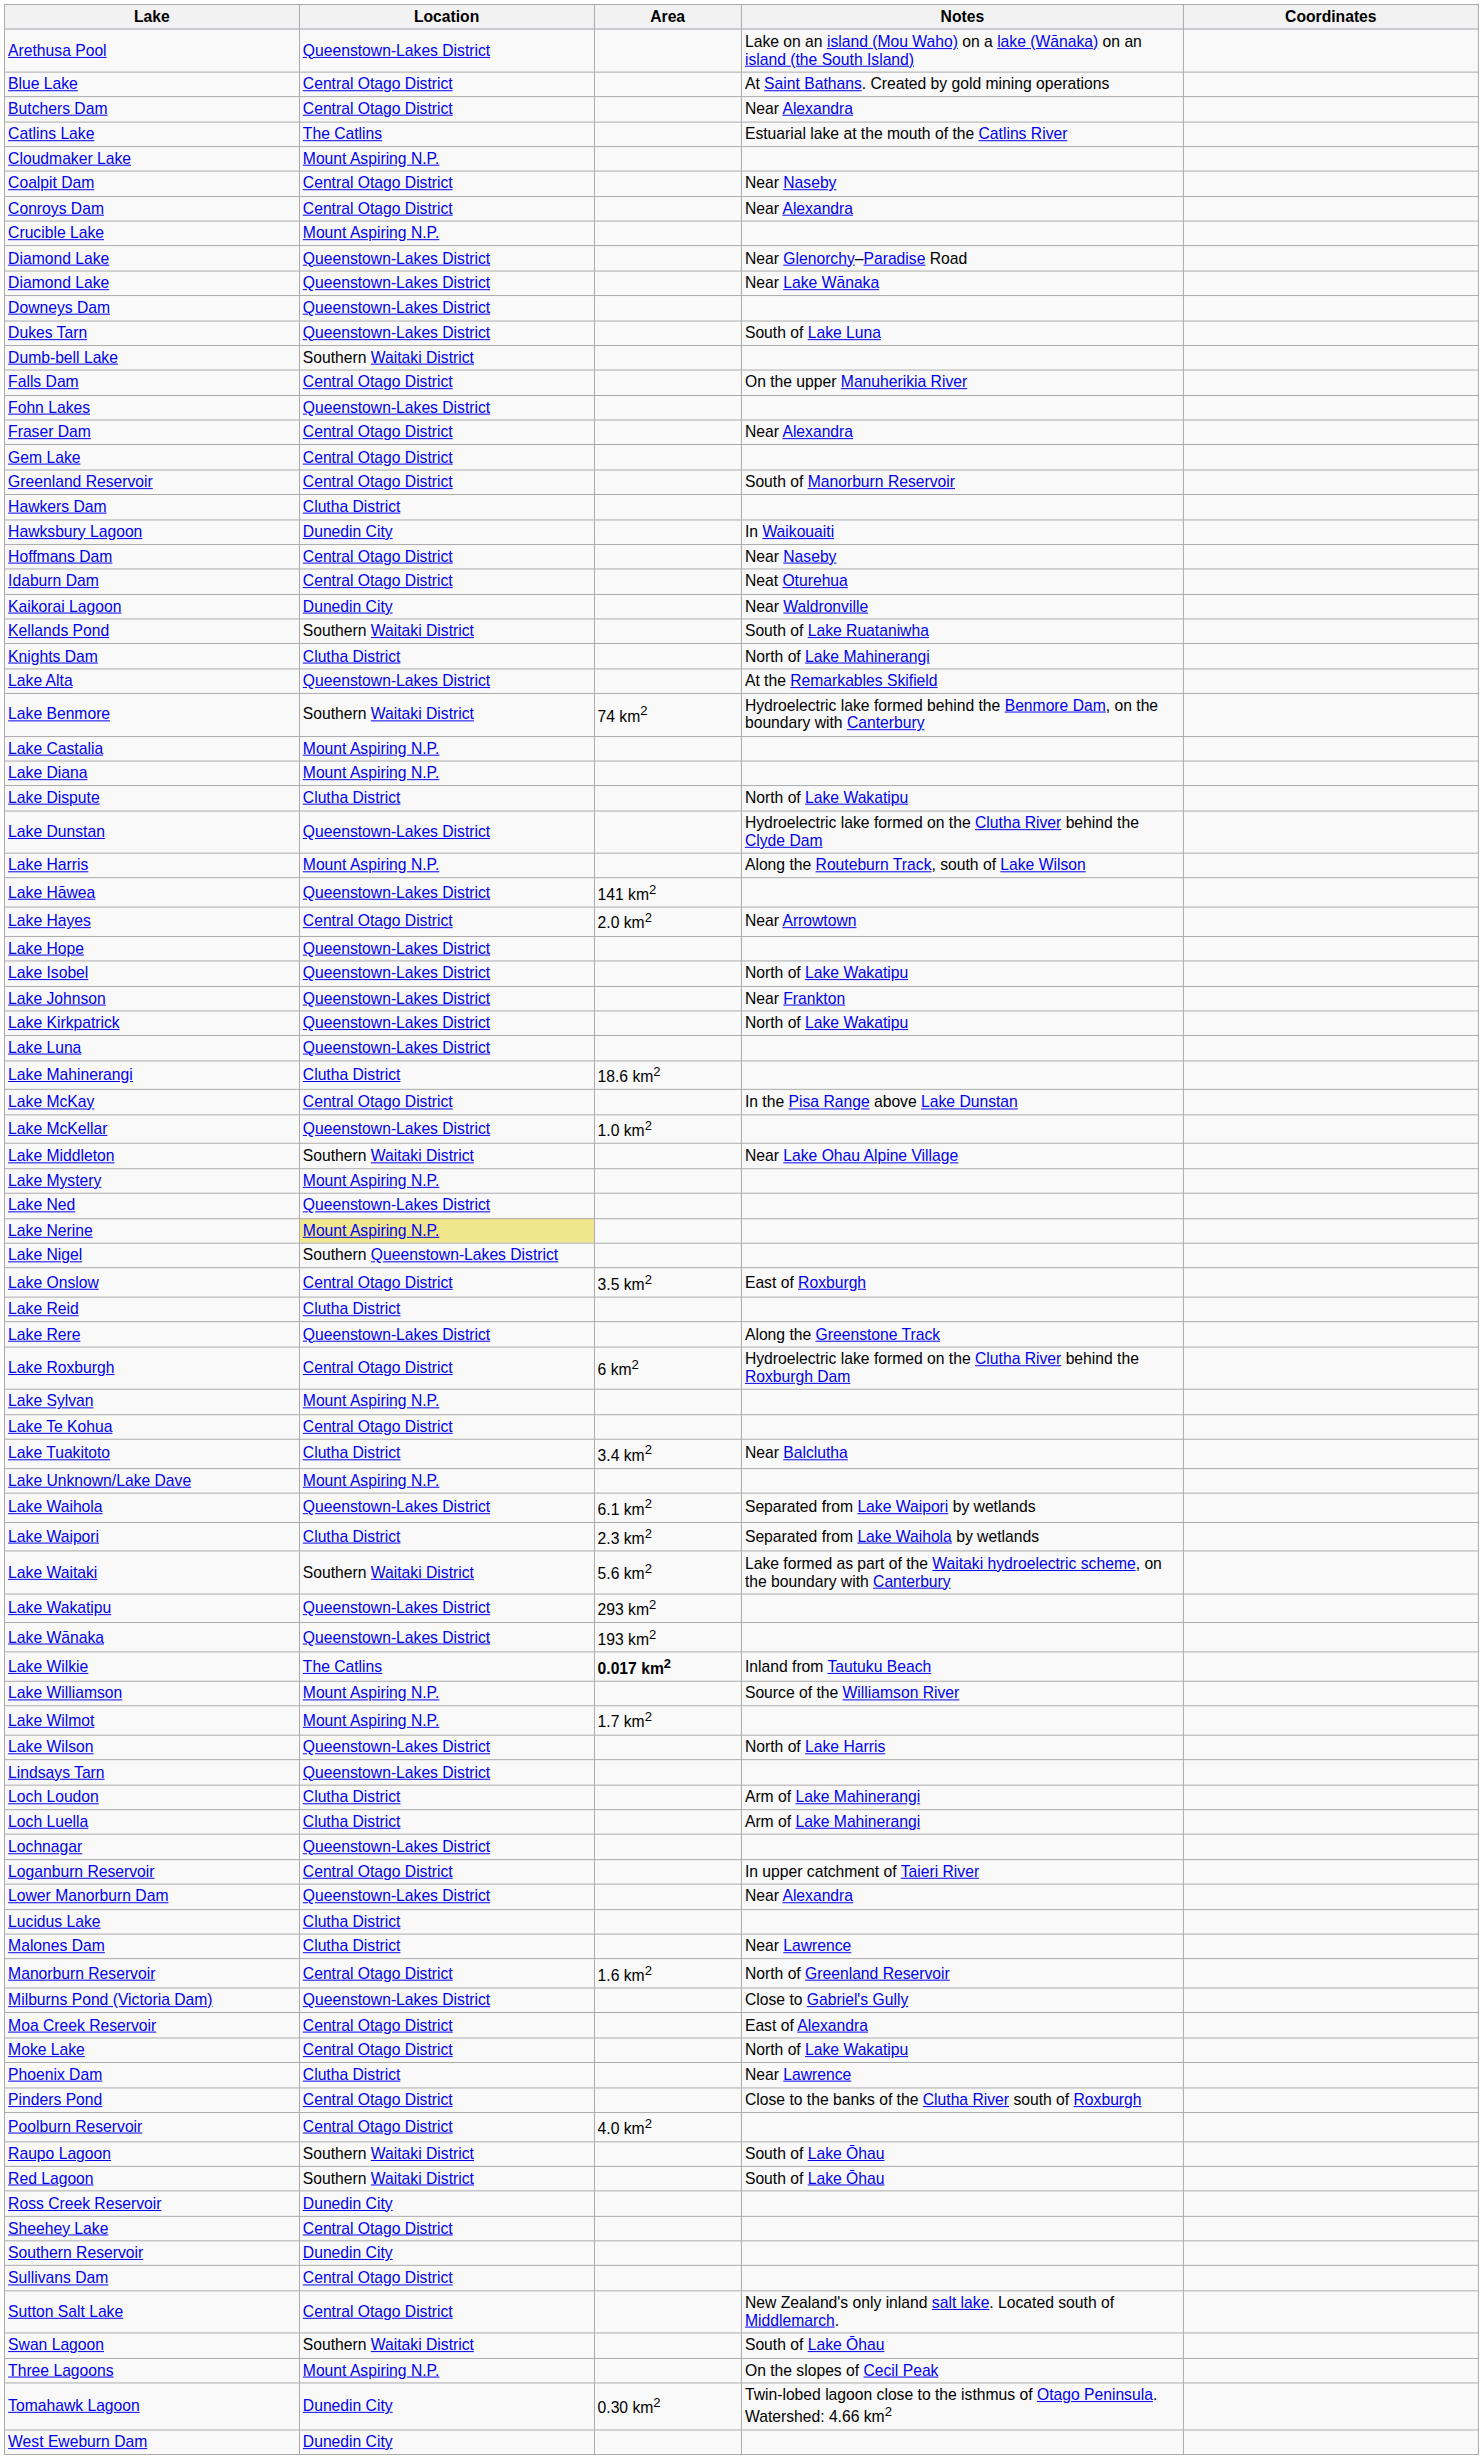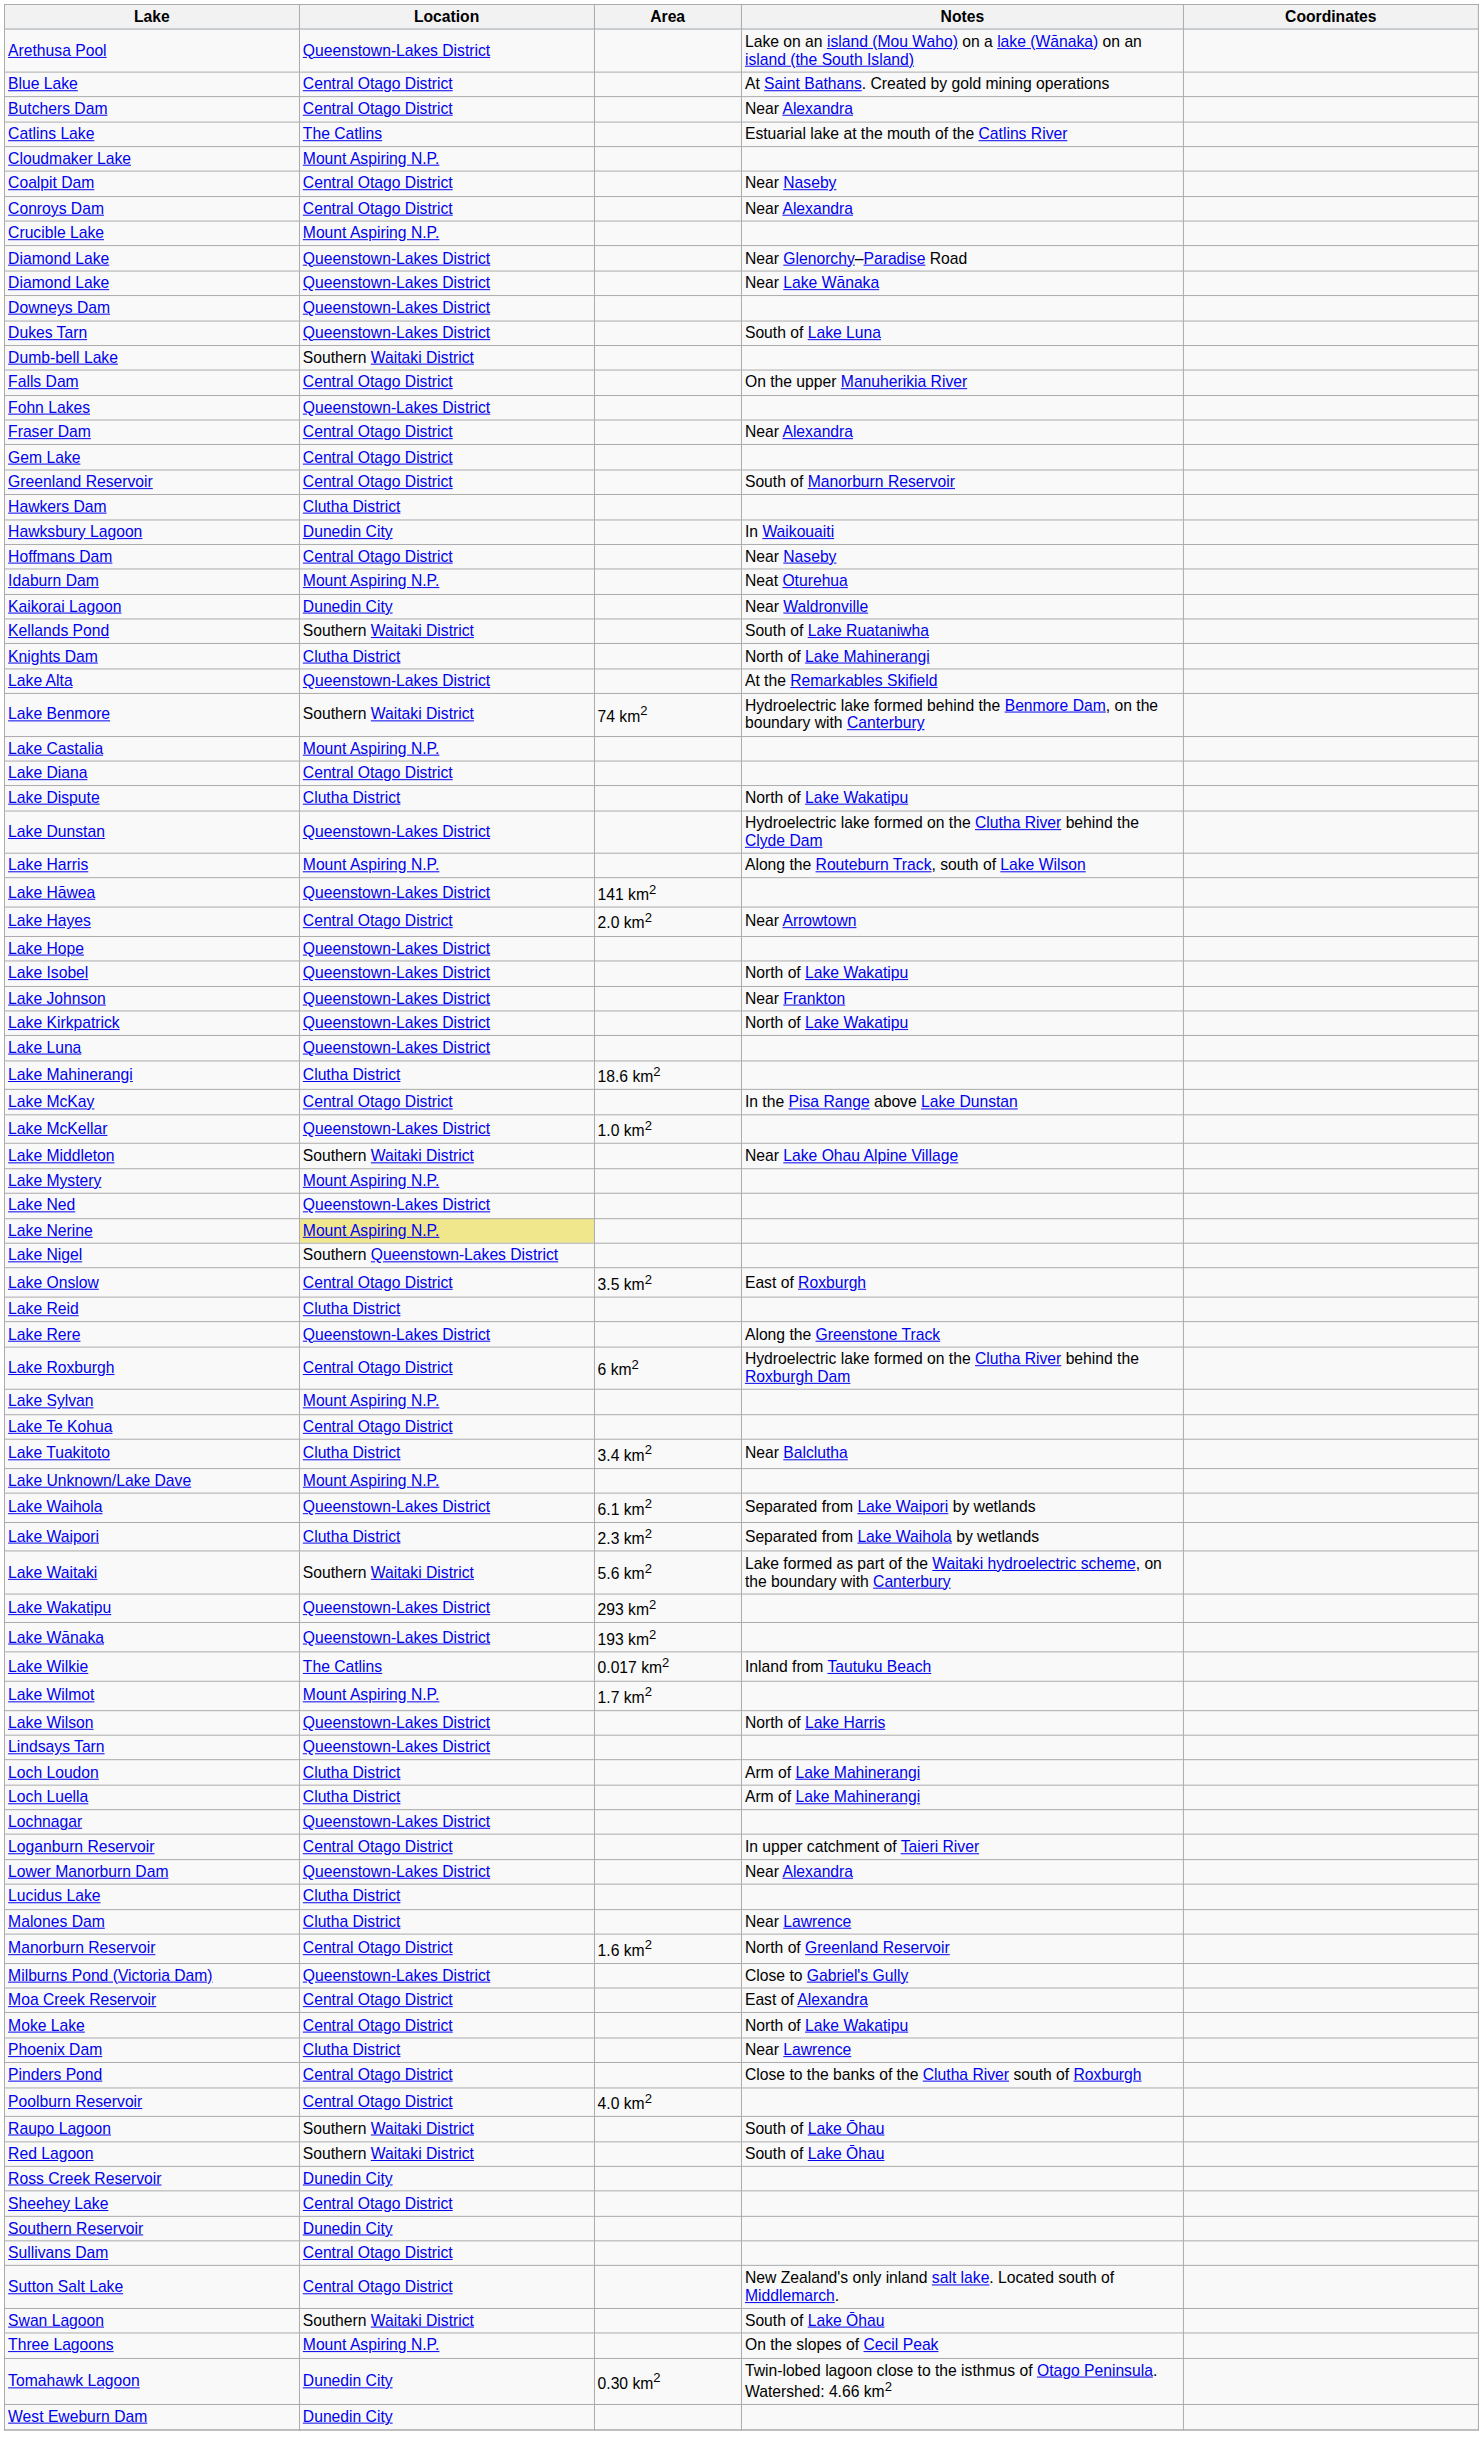(378, 581) Central Otago District -> (371, 581) Mount Aspiring N.P.
(371, 773) Mount Aspiring N.P. -> (378, 773) Central Otago District
(634, 1666) bold -> (633, 1666) normal
- row: (65, 1693)
